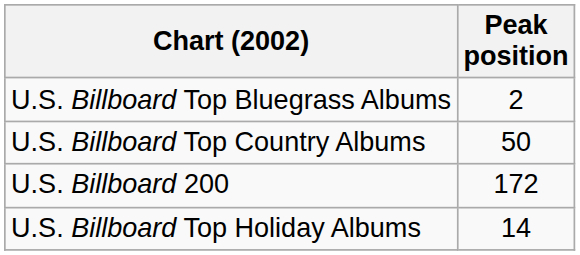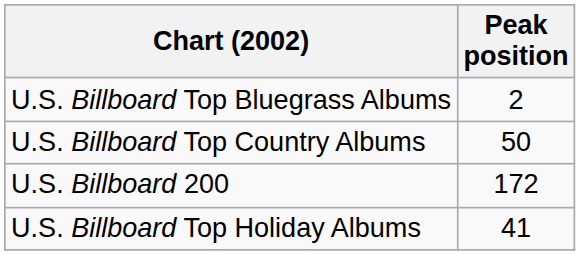(516, 227) 14 -> (516, 227) 41
